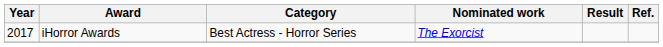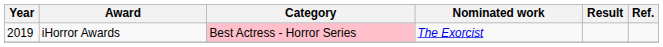(20, 32) 2017 -> (20, 32) 2019
(283, 32) no background -> (283, 32) pink background
